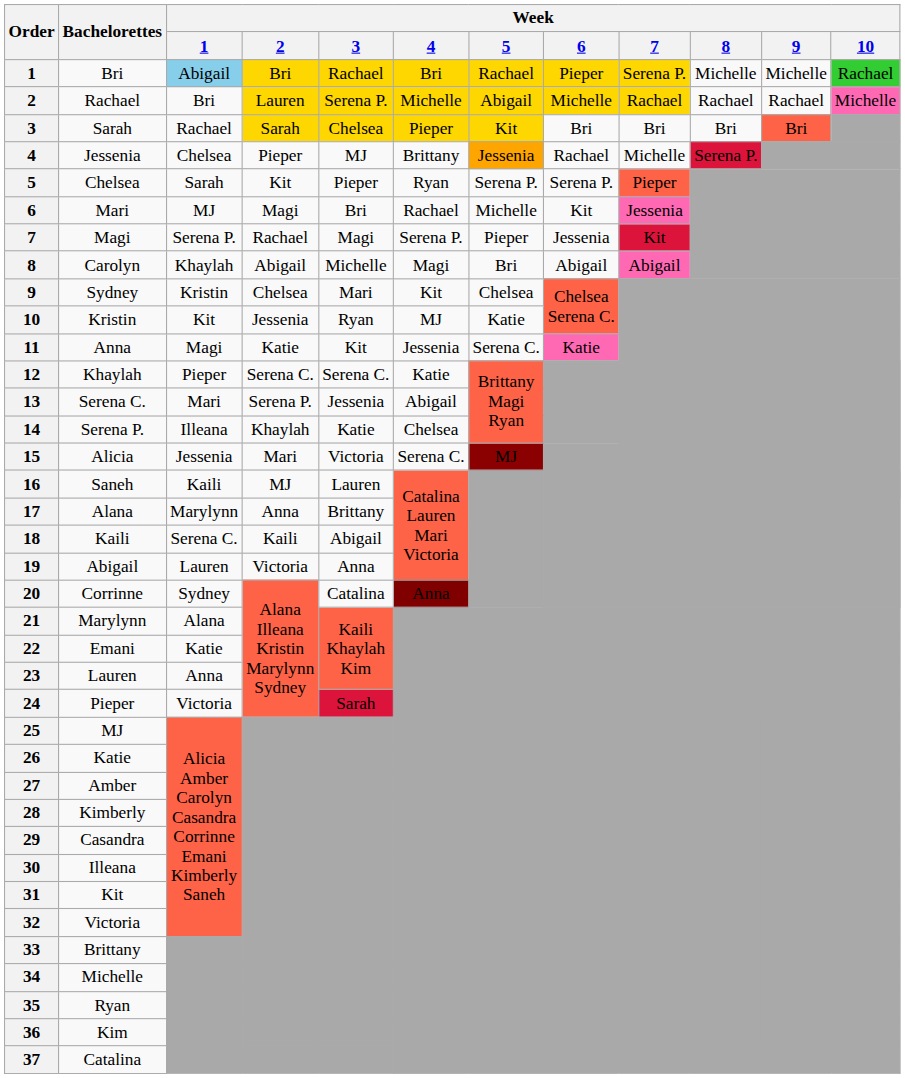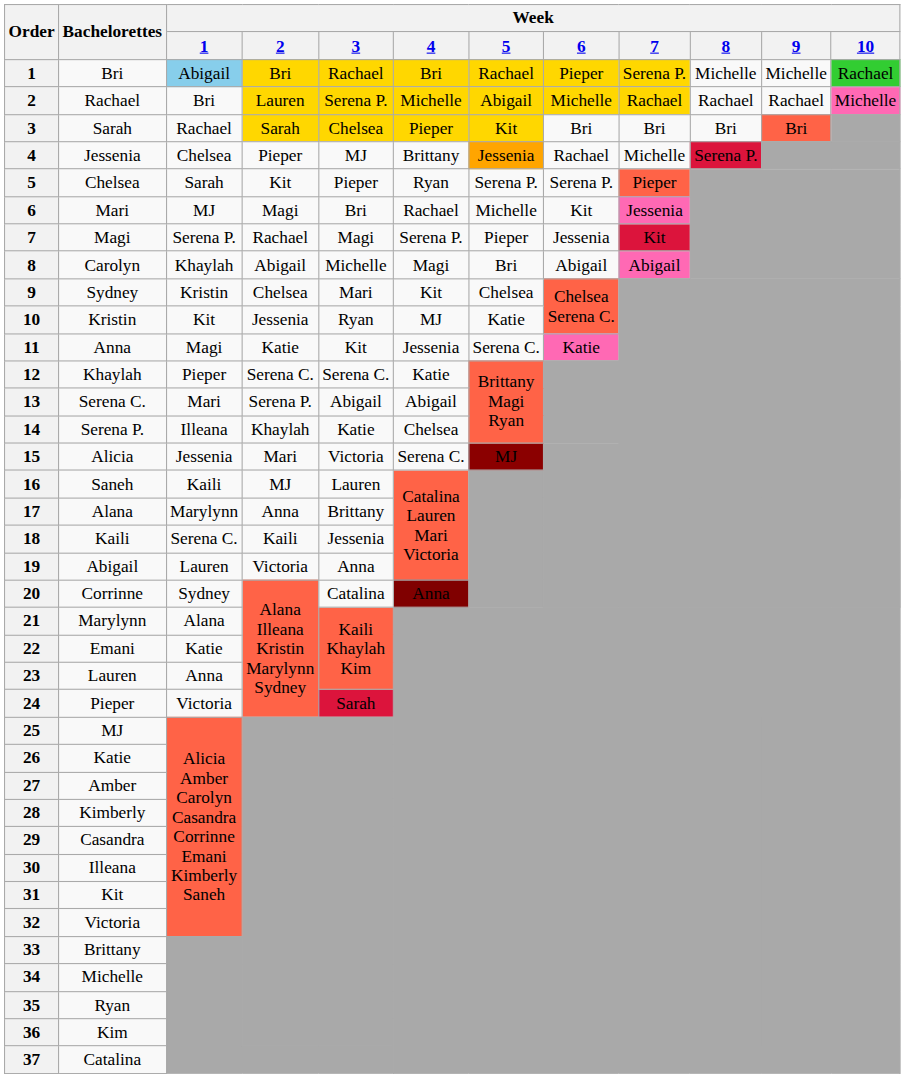(356, 401) Jessenia -> (356, 401) Abigail
(356, 538) Abigail -> (356, 538) Jessenia
